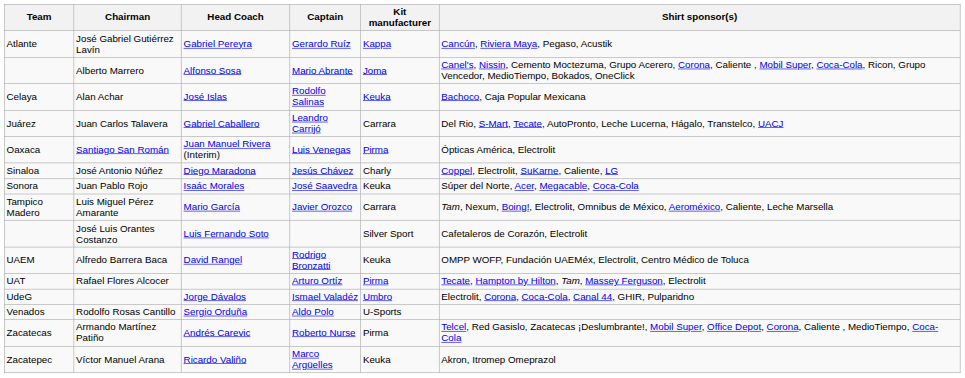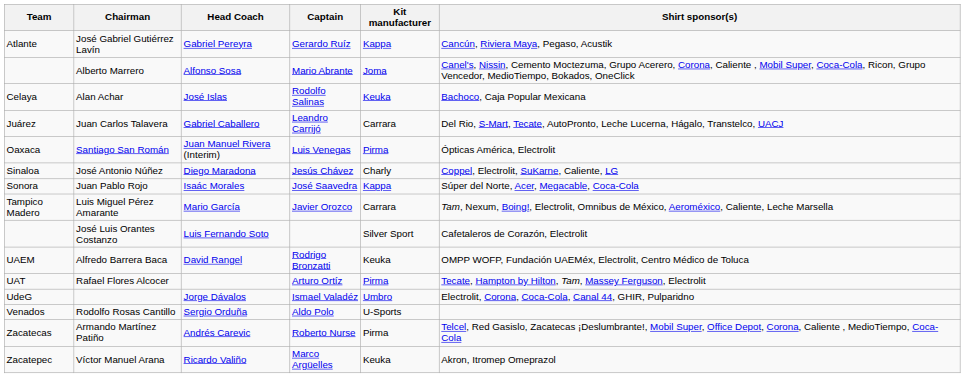(377, 186) Keuka -> (377, 186) Kappa
